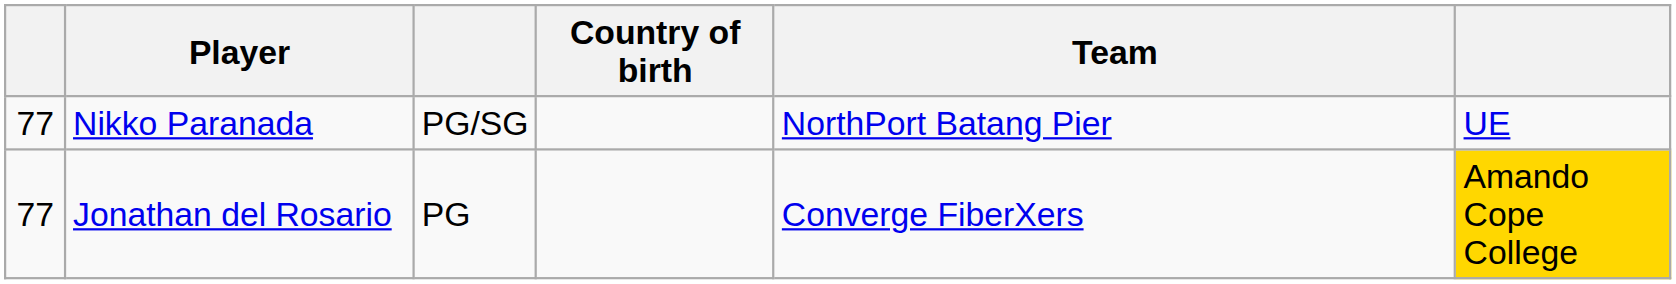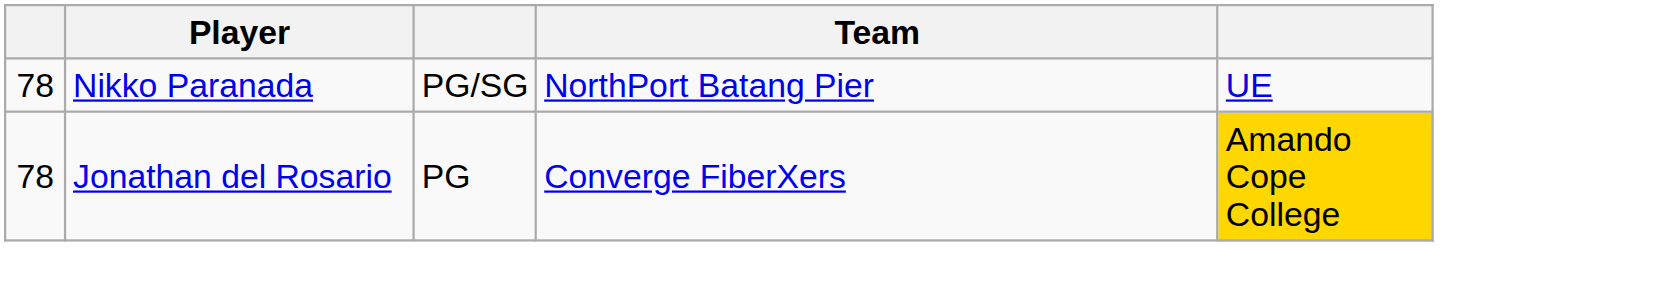- column: (655, 51)
(35, 123) 77 -> (35, 85) 78
(35, 214) 77 -> (35, 177) 78
